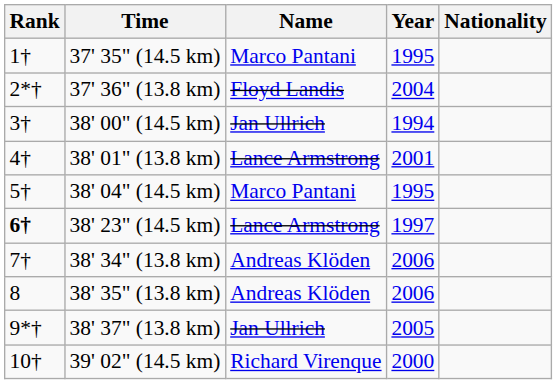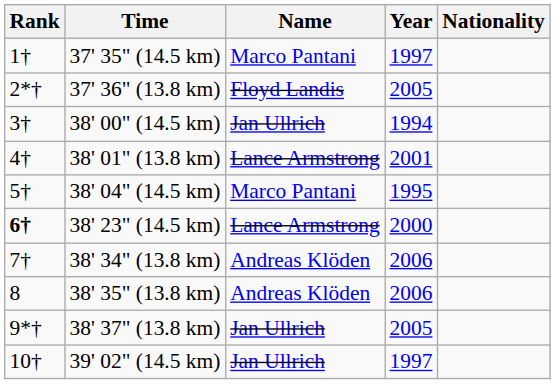(413, 55) 1995 -> (411, 55) 1997
(413, 89) 2004 -> (411, 89) 2005
(413, 225) 1997 -> (411, 225) 2000
(306, 361) Richard Virenque -> (278, 361) Jan Ullrich
(413, 361) 2000 -> (411, 361) 1997
